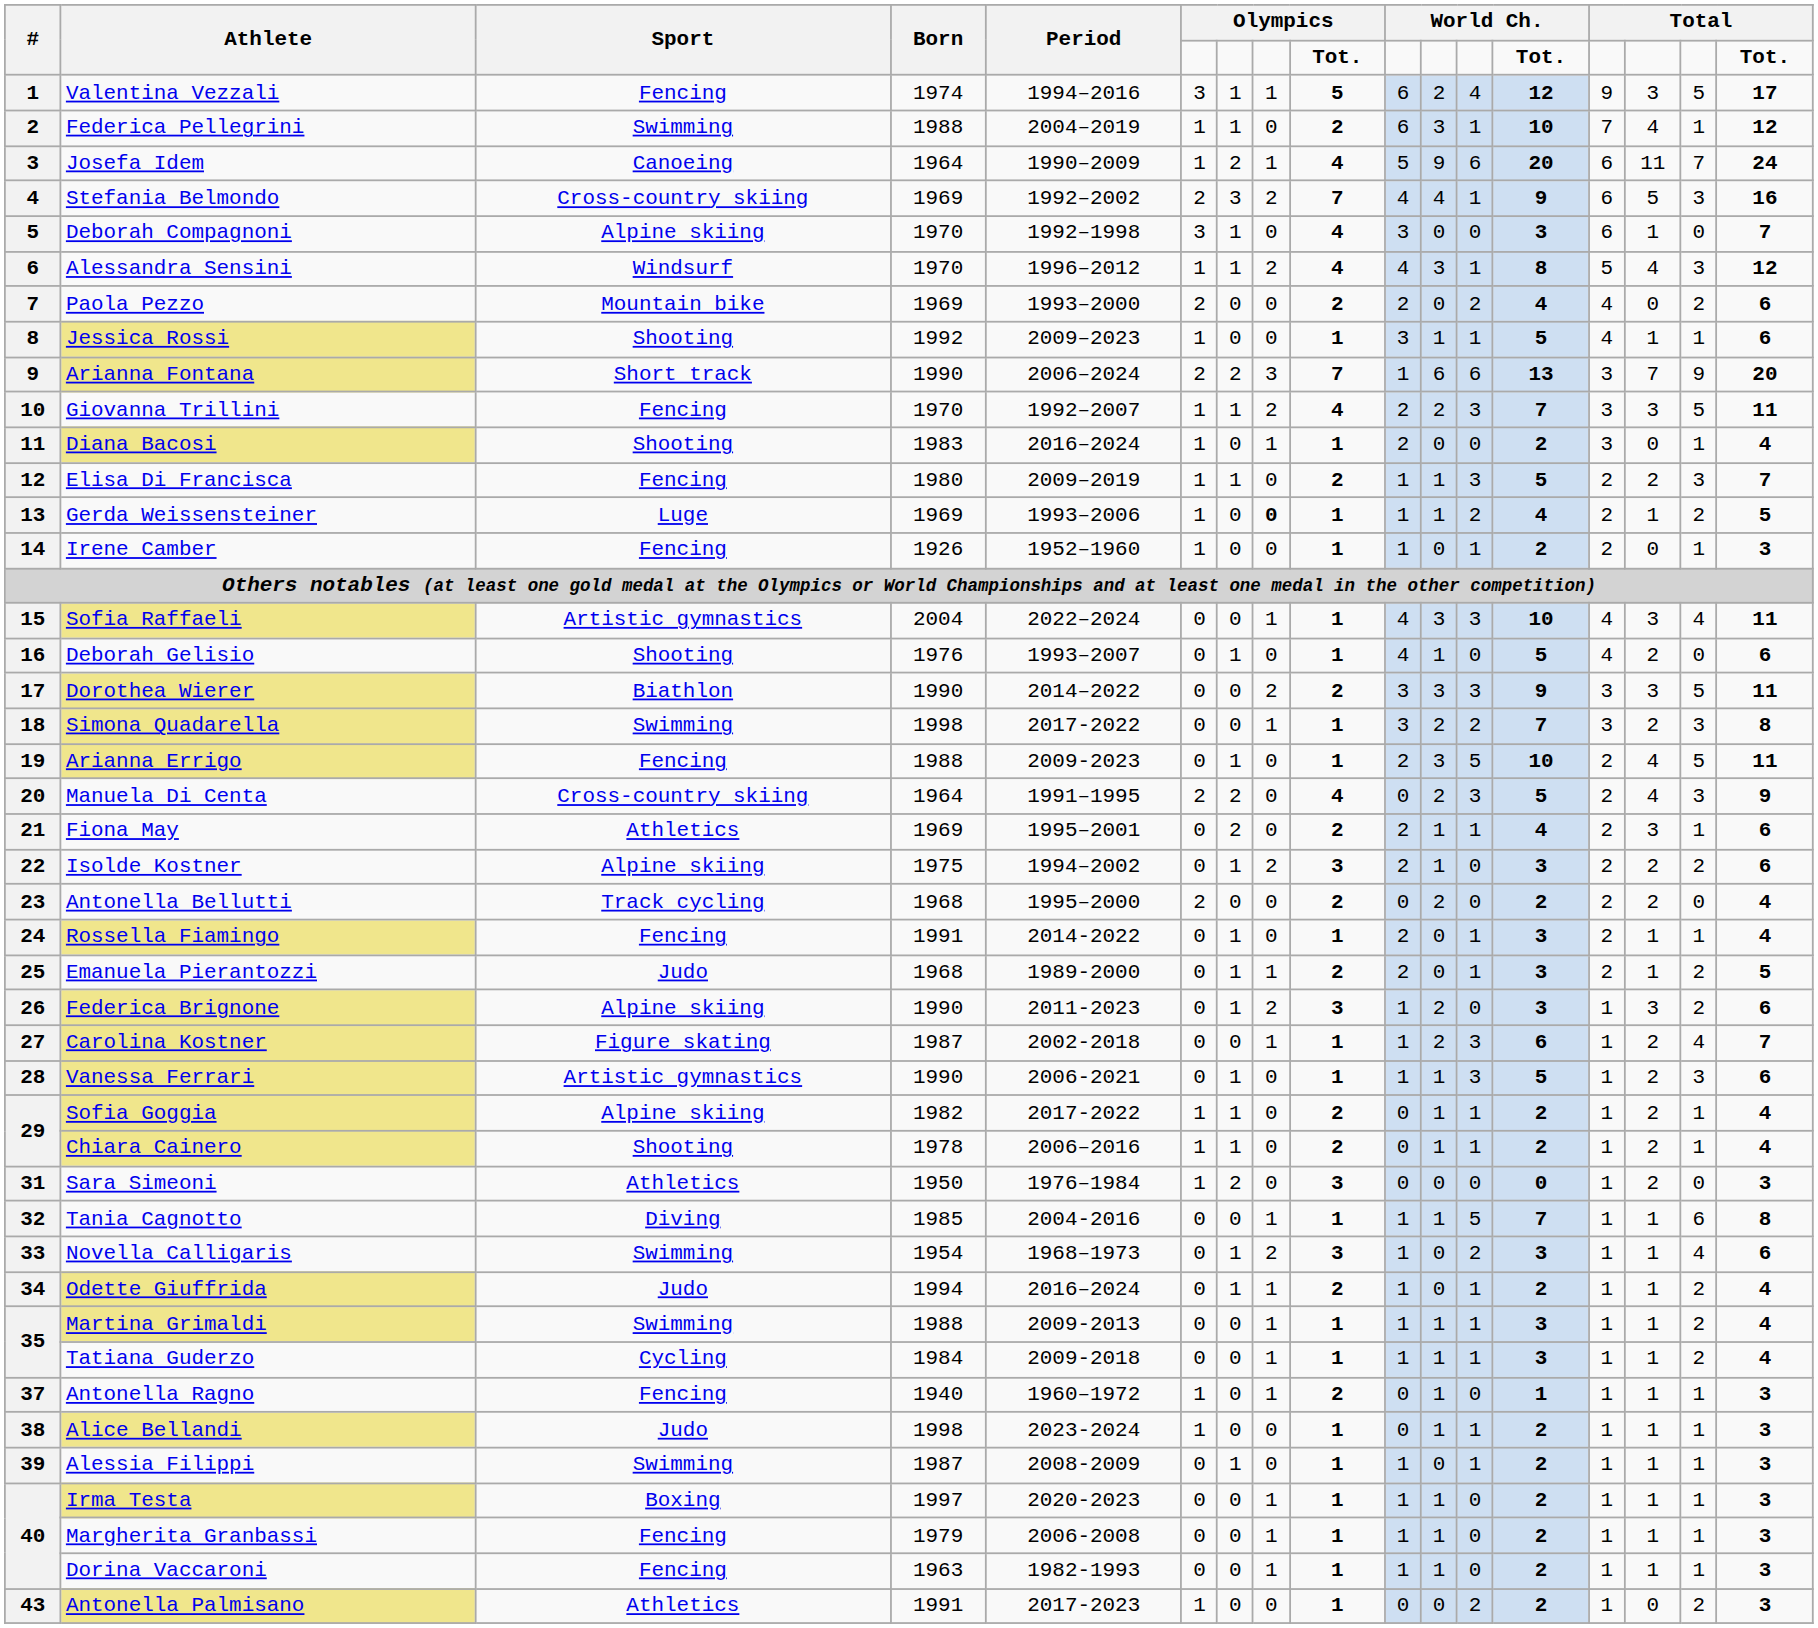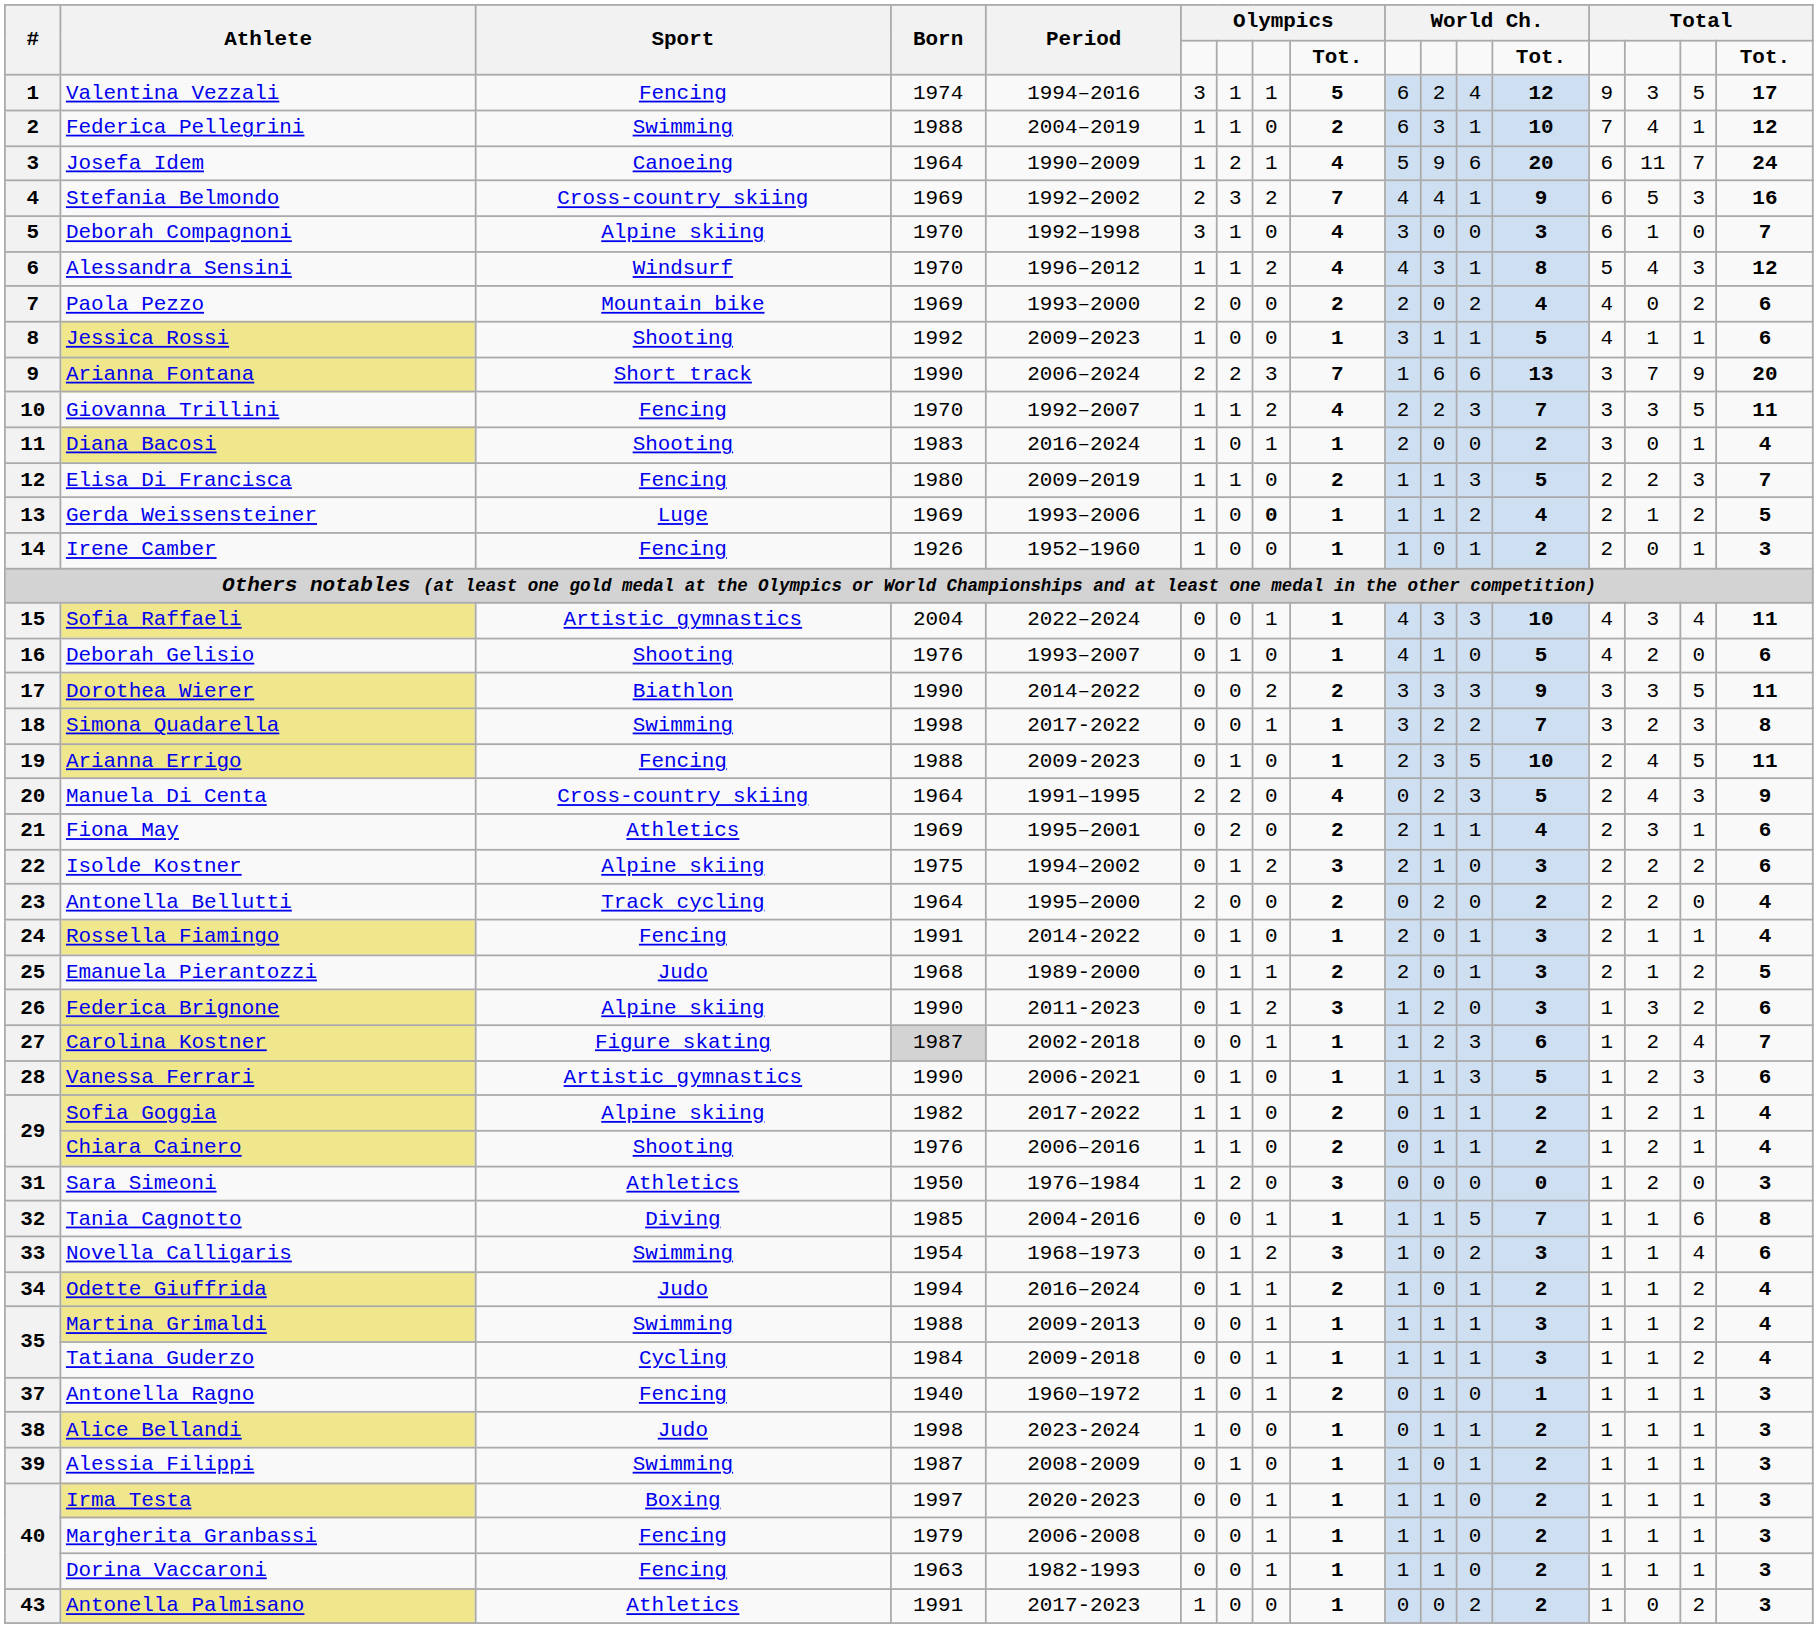(938, 902) 1968 -> (938, 902) 1964
(938, 1043) no background -> (938, 1043) lightgrey background
(938, 1148) 1978 -> (938, 1148) 1976
